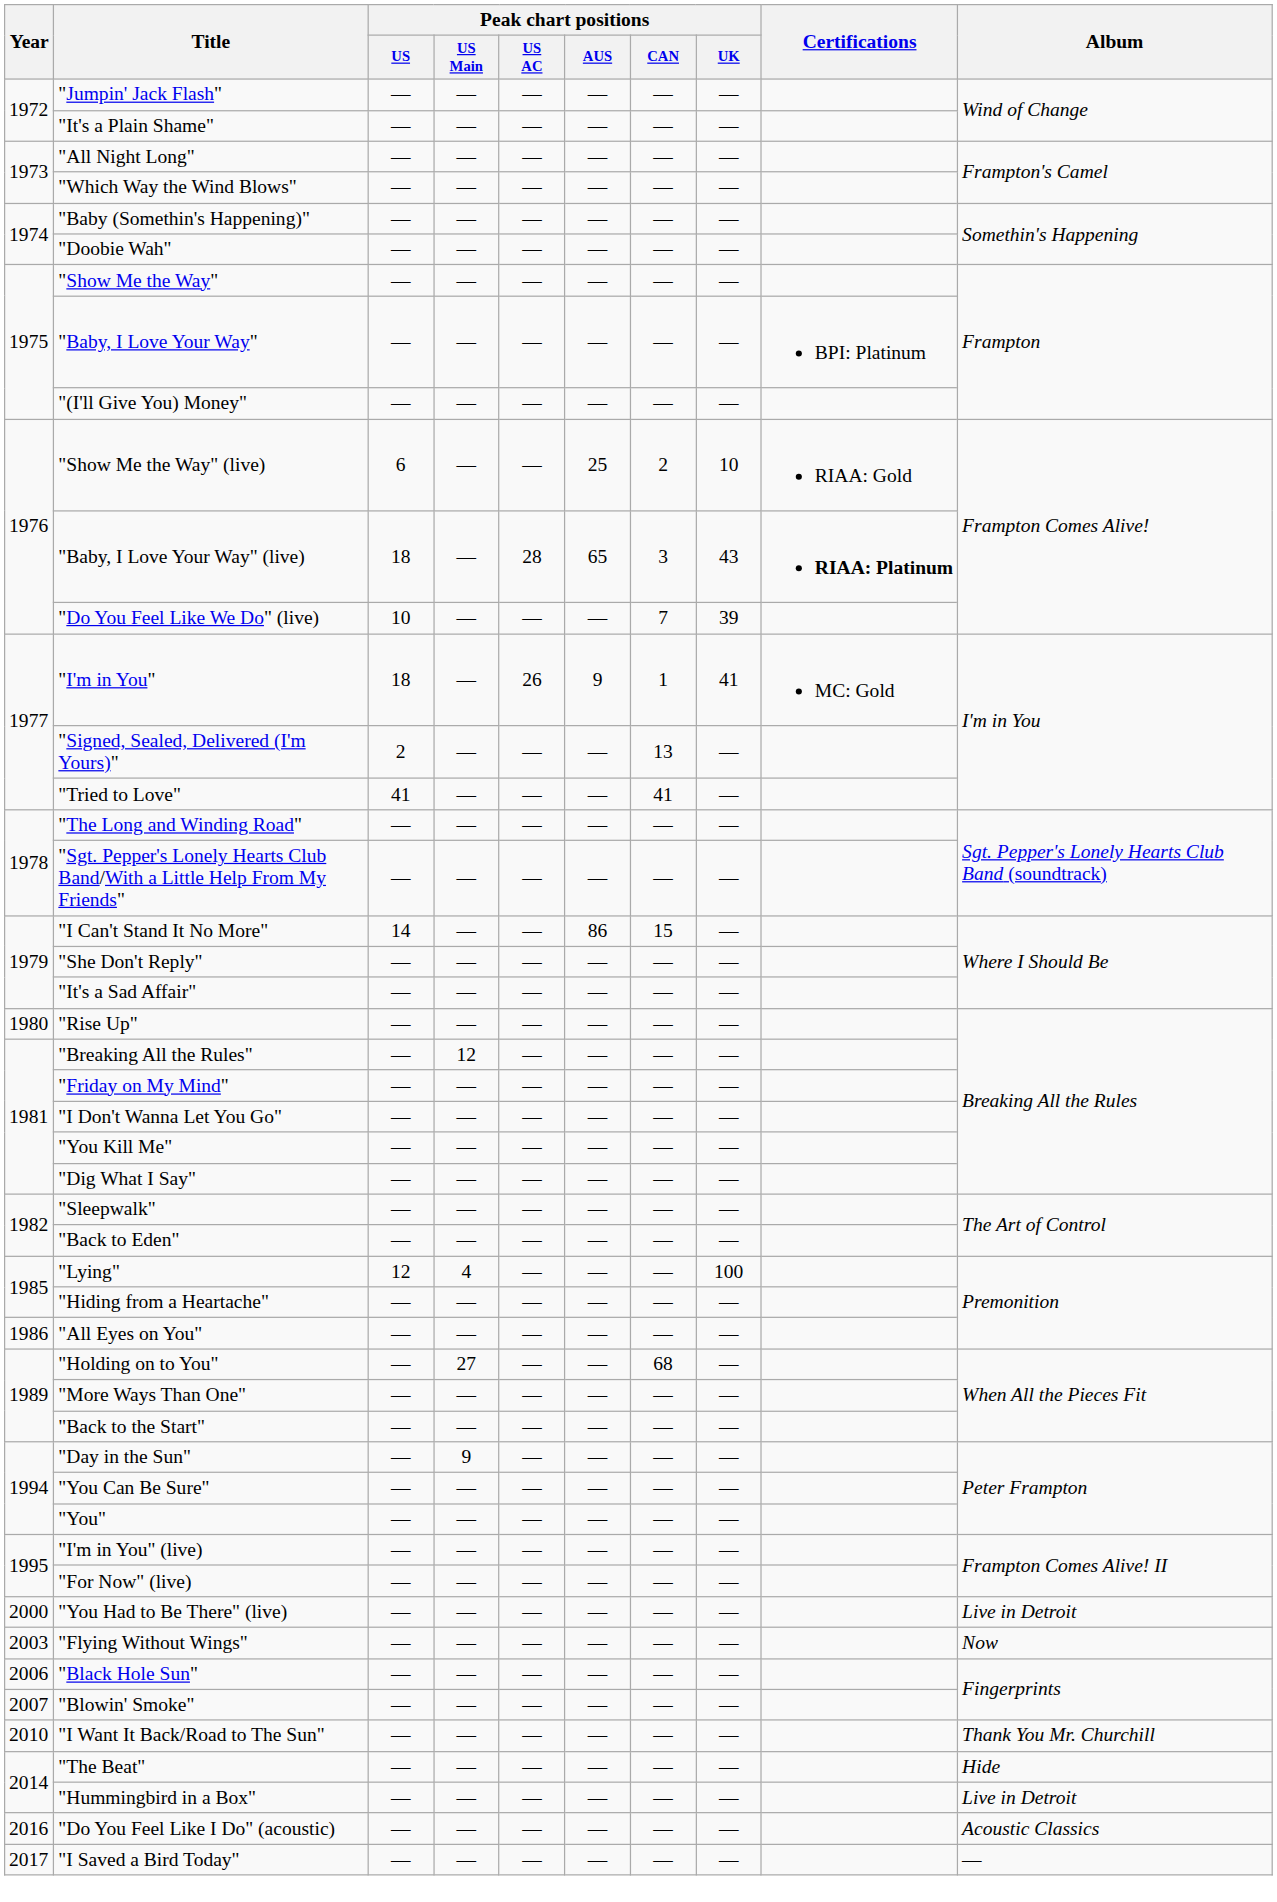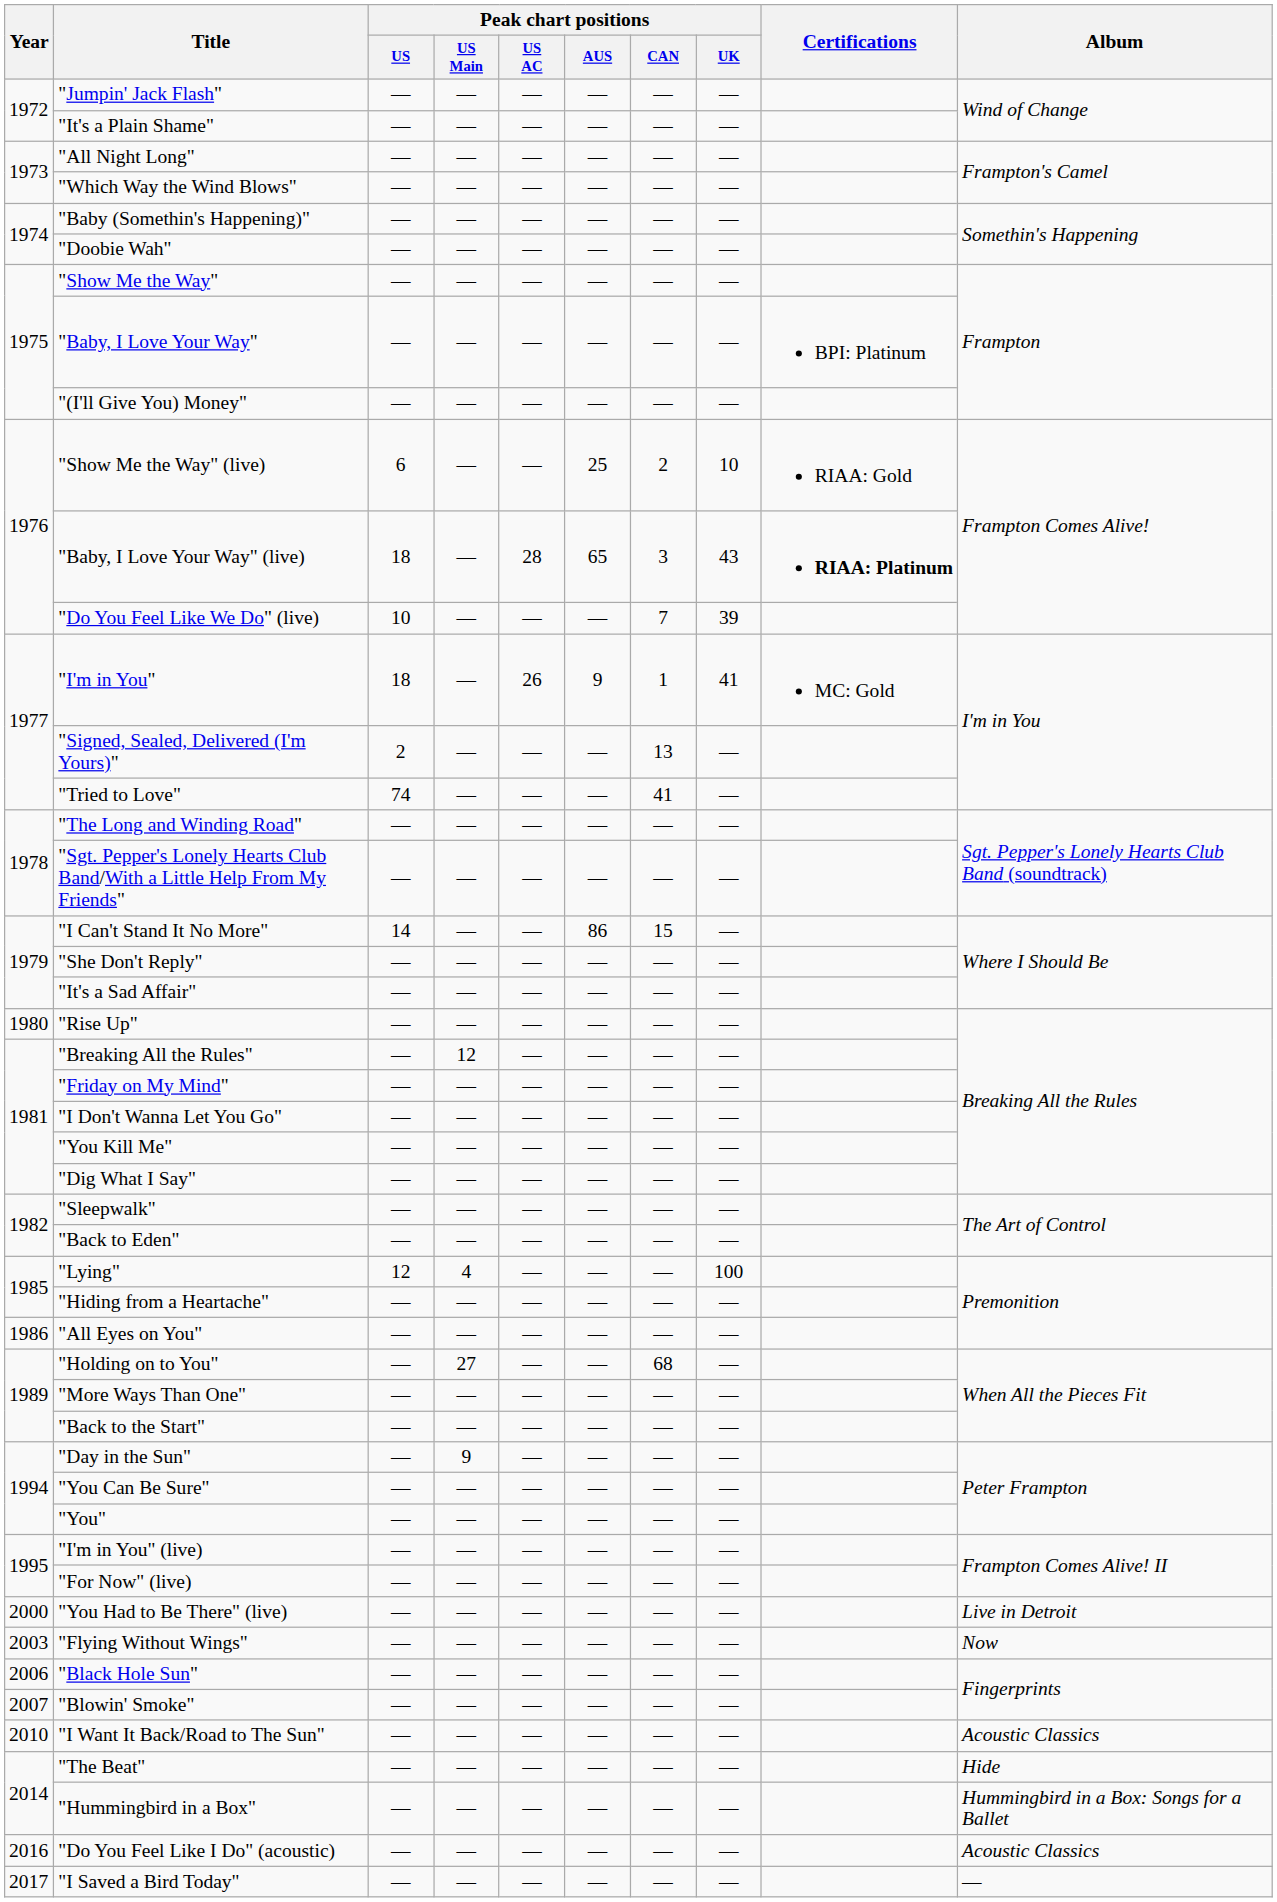(401, 793) 41 -> (401, 793) 74
(1058, 1735) Thank You Mr. Churchill -> (1031, 1735) Acoustic Classics
(1019, 1797) Live in Detroit -> (1102, 1808) Hummingbird in a Box: Songs for a Ballet
